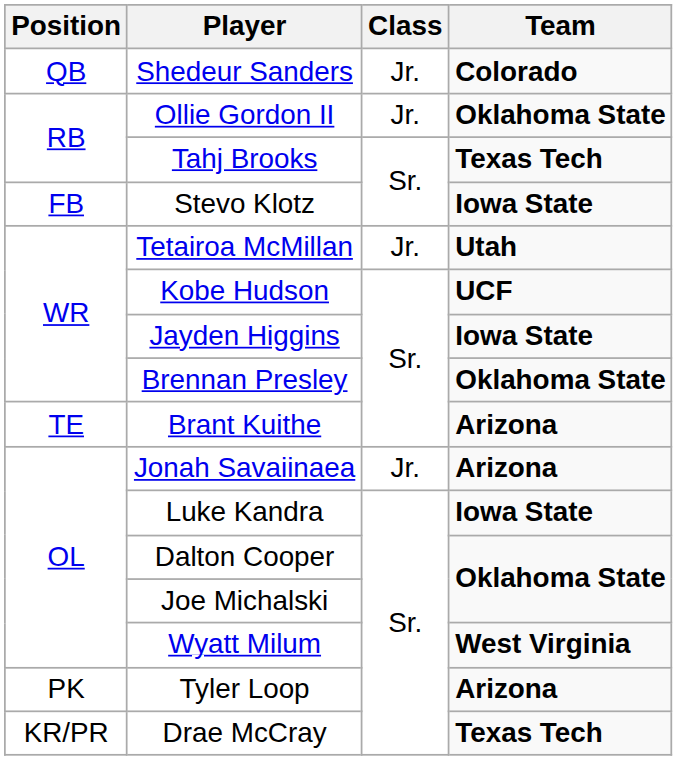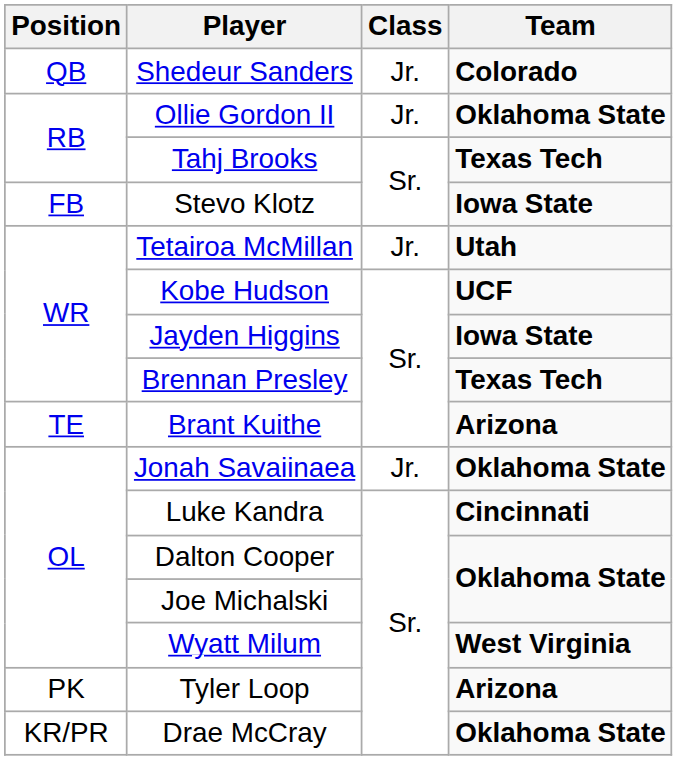(560, 379) Oklahoma State -> (529, 379) Texas Tech
(506, 468) Arizona -> (560, 468) Oklahoma State
(524, 512) Iowa State -> (523, 512) Cincinnati
(529, 733) Texas Tech -> (560, 733) Oklahoma State
